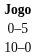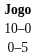rows swapped: (18, 47) <-> (18, 28)
